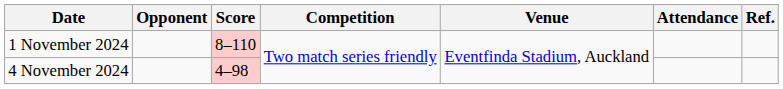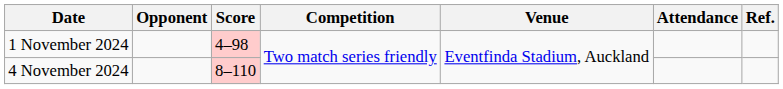(236, 44) 8–110 -> (232, 44) 4–98
(232, 70) 4–98 -> (236, 70) 8–110
